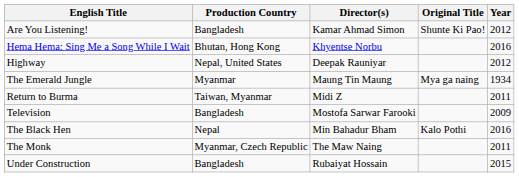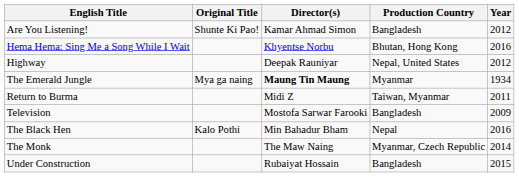columns swapped: (453, 12) <-> (251, 12)
(352, 79) normal -> (307, 79) bold
(500, 146) 2011 -> (501, 146) 2014
